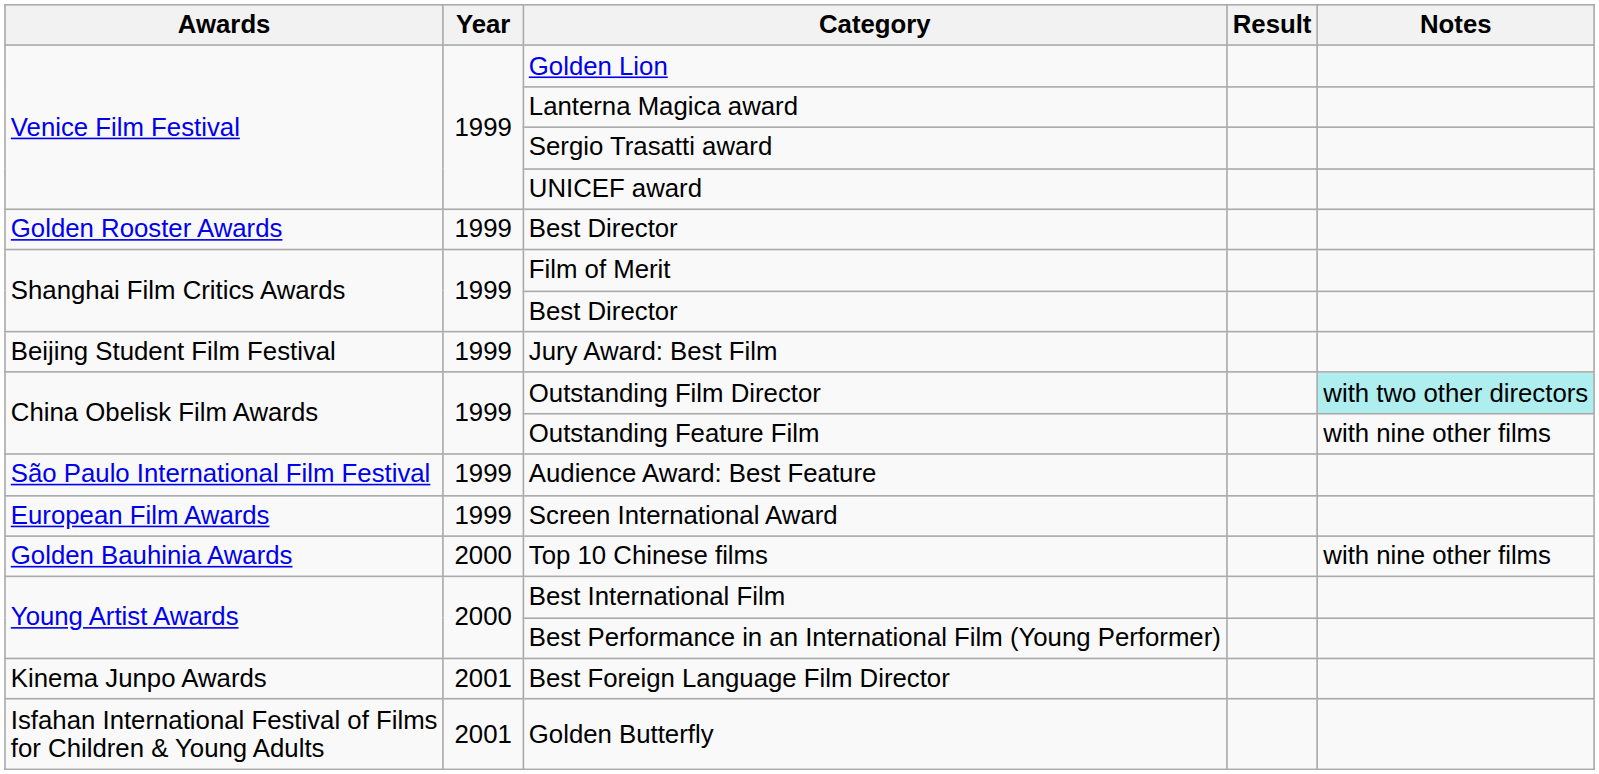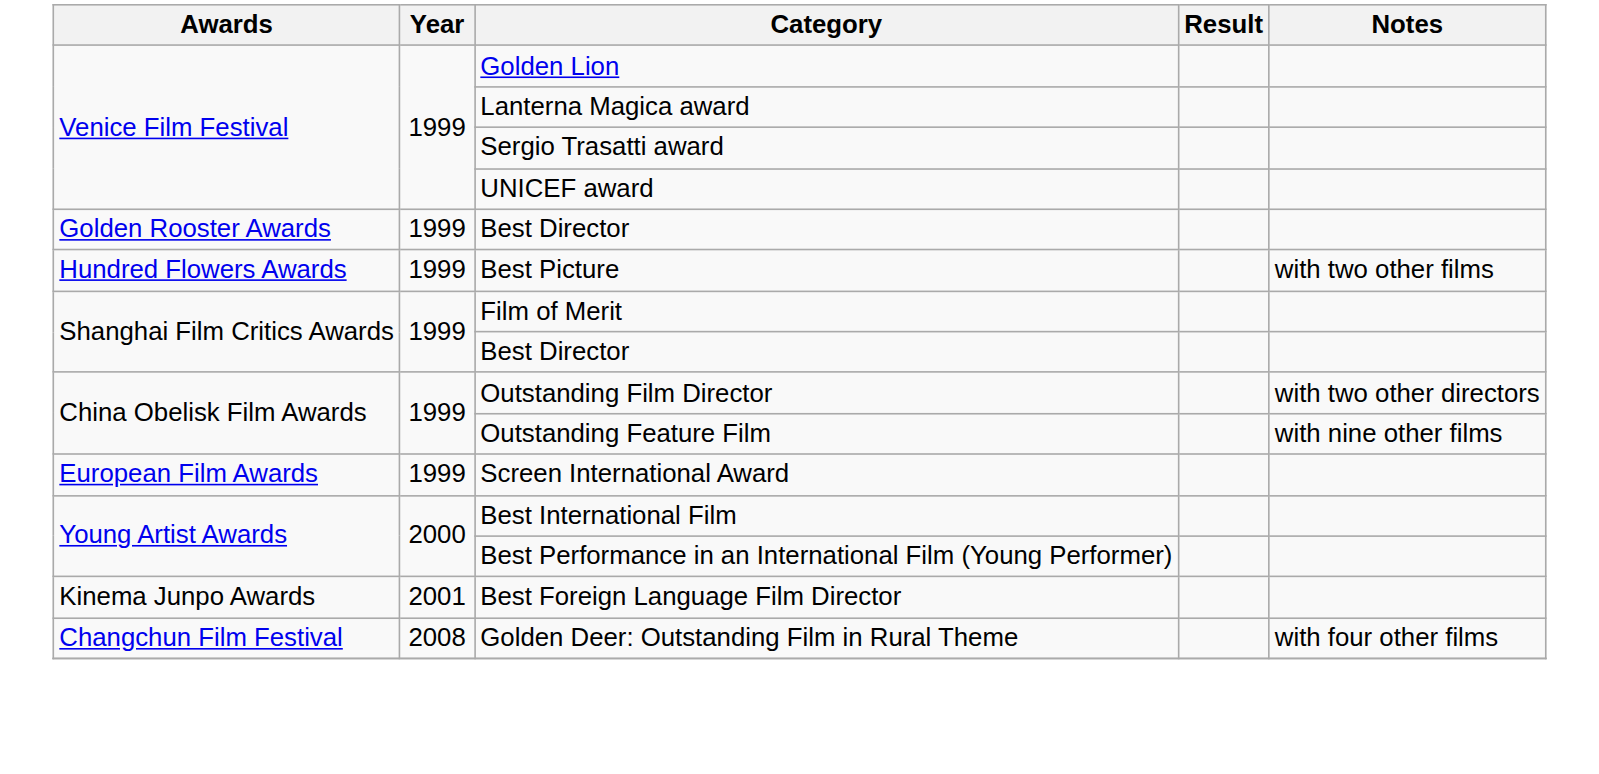+ row: (203, 270)
- row: (173, 351)
(1456, 392) paleturquoise background -> (1407, 392) no background
- row: (221, 474)
- row: (152, 556)
- row: (224, 733)
+ row: (201, 637)
